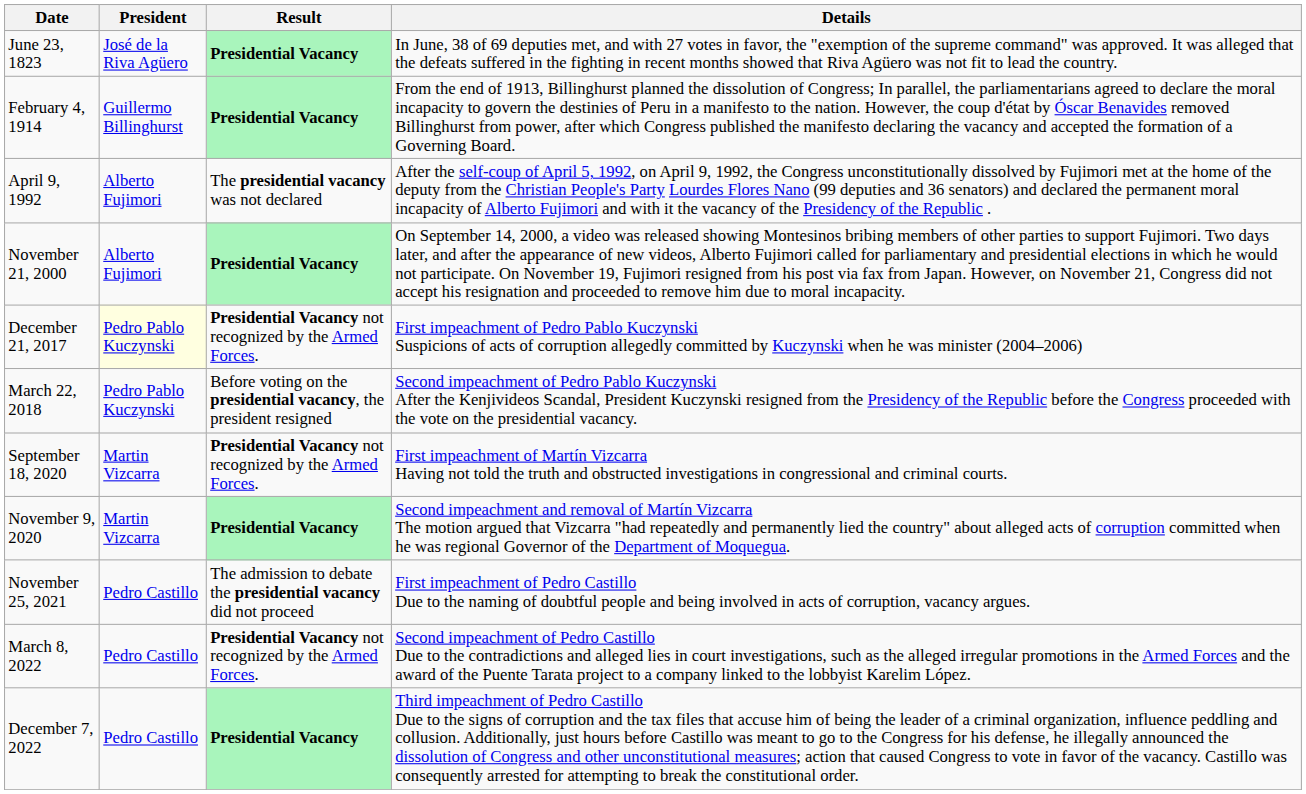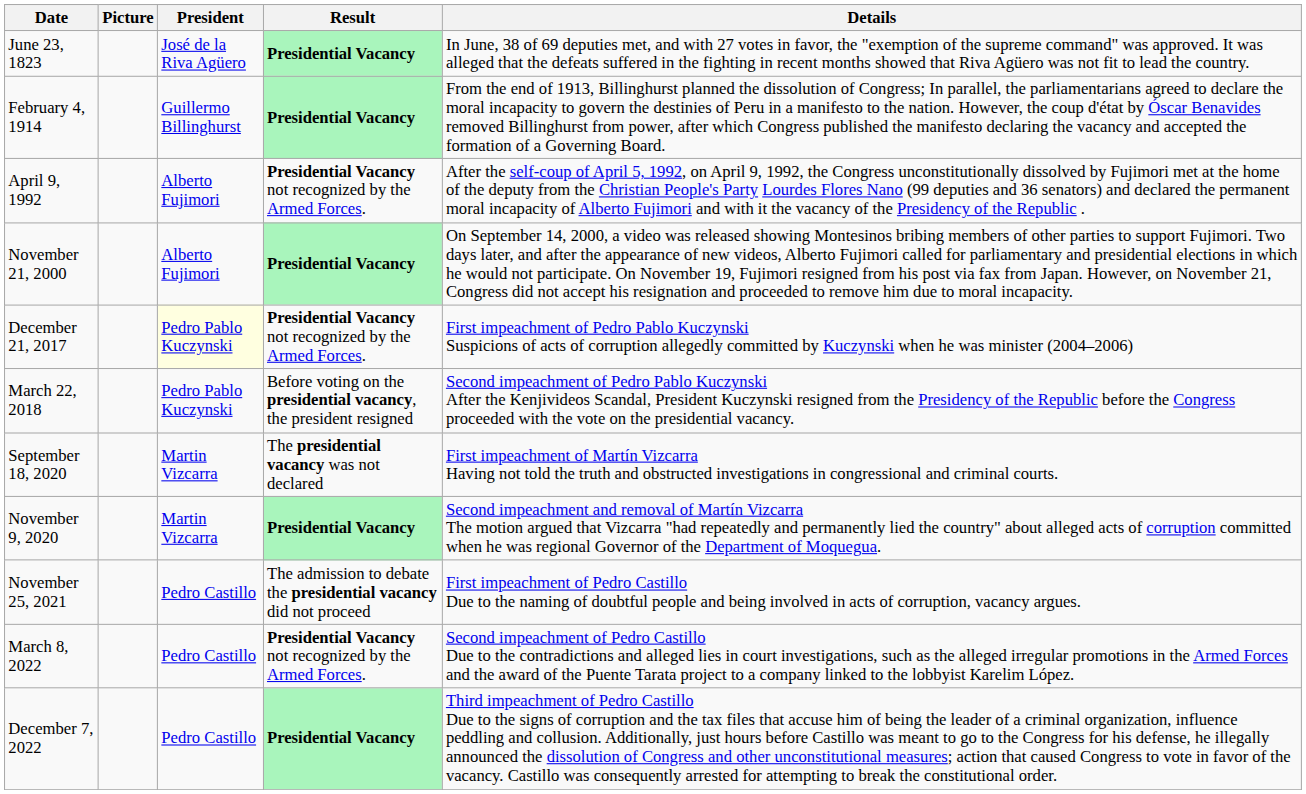+ column: (128, 17)
(298, 190) The presidential vacancy was not declared -> (341, 190) Presidential Vacancy not recognized by the Armed Forces.
(297, 464) Presidential Vacancy not recognized by the Armed Forces. -> (324, 464) The presidential vacancy was not declared
